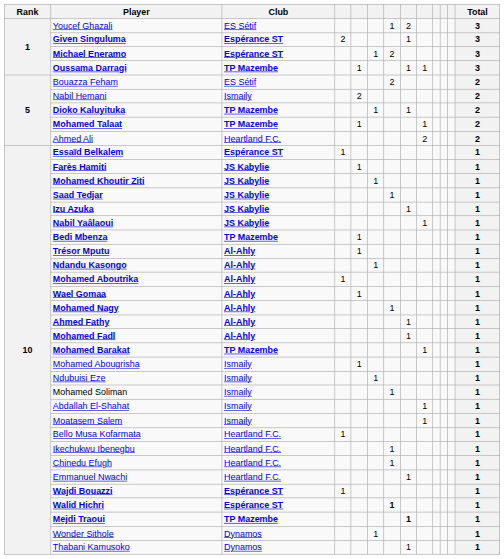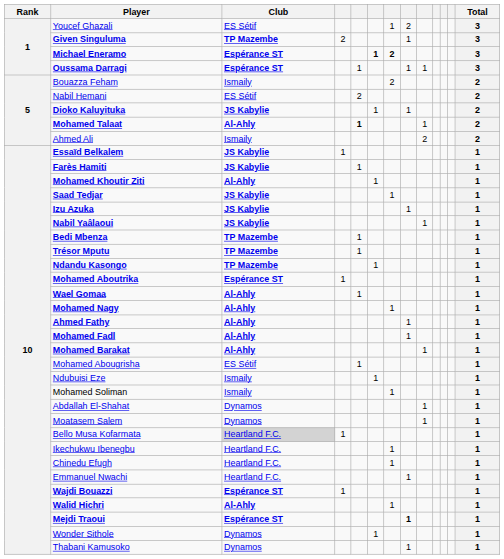(254, 40) Espérance ST -> (251, 40) TP Mazembe
(376, 54) normal -> (376, 54) bold
(392, 54) normal -> (392, 54) bold
(251, 68) TP Mazembe -> (254, 68) Espérance ST
(240, 82) ES Sétif -> (238, 82) Ismaily
(238, 96) Ismaily -> (240, 96) ES Sétif
(251, 110) TP Mazembe -> (247, 110) JS Kabylie
(251, 125) TP Mazembe -> (240, 125) Al-Ahly
(359, 125) normal -> (359, 125) bold
(253, 139) Heartland F.C. -> (238, 139) Ismaily
(254, 153) Espérance ST -> (247, 153) JS Kabylie
(247, 181) JS Kabylie -> (240, 181) Al-Ahly
(240, 252) Al-Ahly -> (251, 252) TP Mazembe
(240, 266) Al-Ahly -> (251, 266) TP Mazembe
(240, 280) Al-Ahly -> (254, 280) Espérance ST
(251, 350) TP Mazembe -> (240, 350) Al-Ahly
(238, 364) Ismaily -> (240, 364) ES Sétif
(238, 407) Ismaily -> (243, 407) Dynamos
(238, 421) Ismaily -> (243, 421) Dynamos
(253, 435) no background -> (253, 435) lightgrey background
(254, 505) Espérance ST -> (240, 505) Al-Ahly
(392, 505) bold -> (392, 505) normal
(251, 520) TP Mazembe -> (254, 520) Espérance ST
